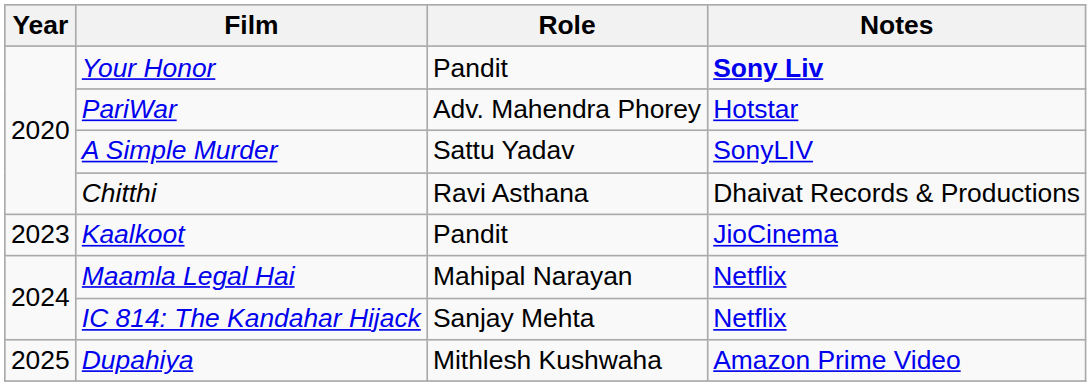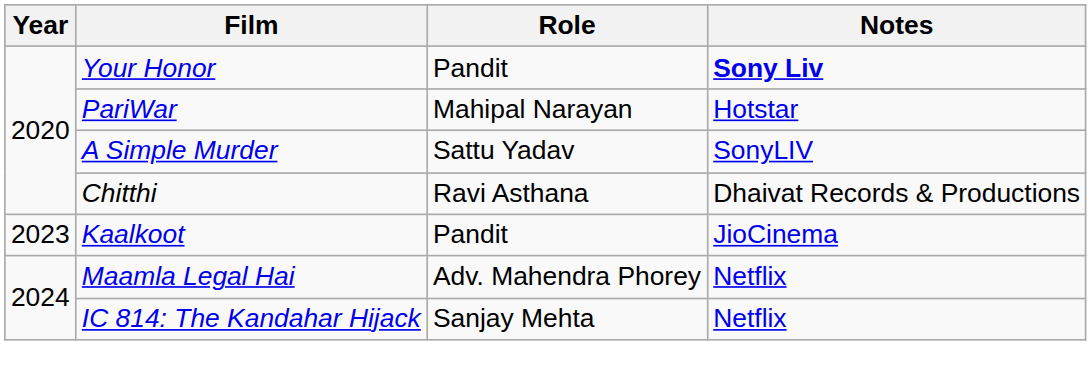(567, 109) Adv. Mahendra Phorey -> (533, 109) Mahipal Narayan
(533, 276) Mahipal Narayan -> (567, 276) Adv. Mahendra Phorey
- row: (138, 360)
